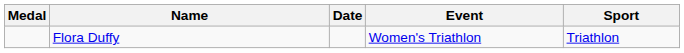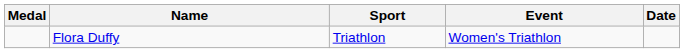columns swapped: (621, 15) <-> (347, 15)
